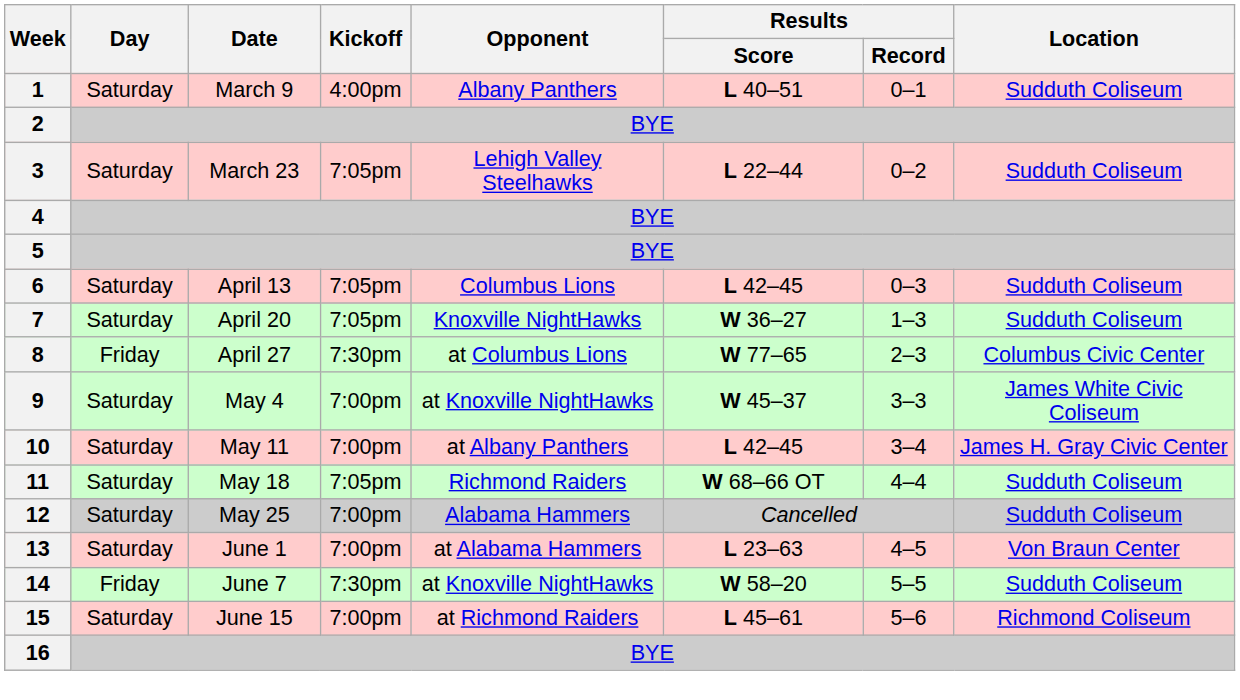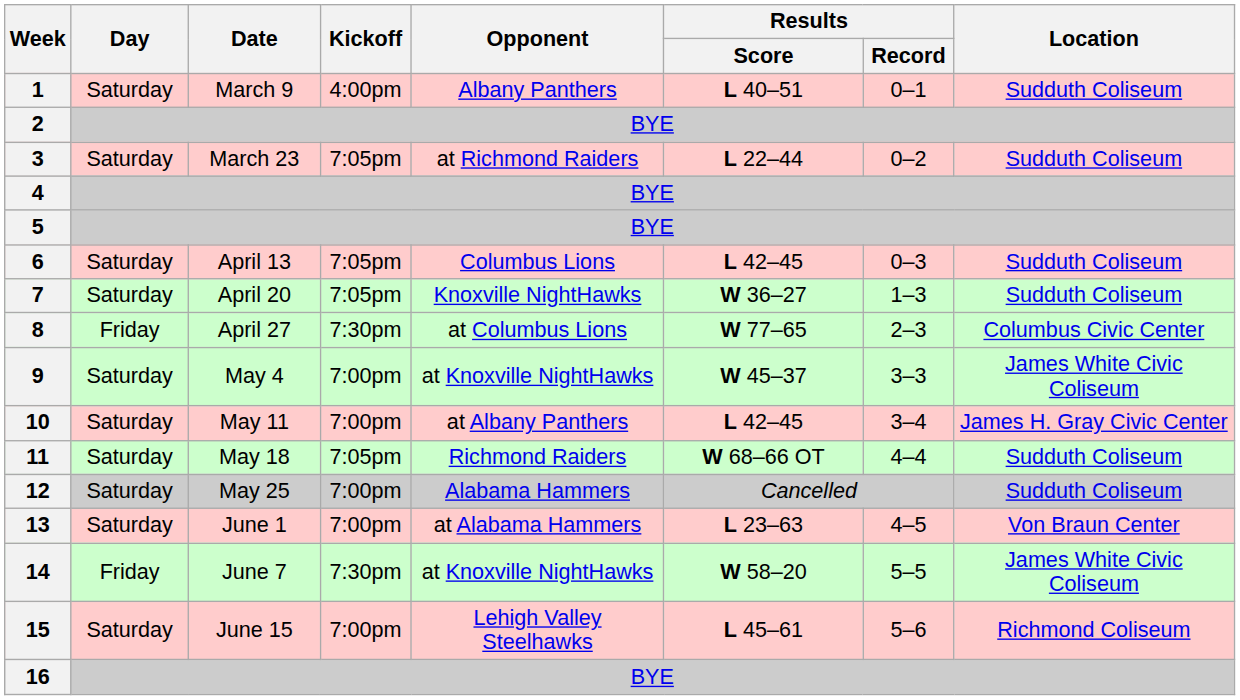(538, 170) Lehigh Valley Steelhawks -> (538, 158) at Richmond Raiders
(1094, 584) Sudduth Coliseum -> (1094, 571) James White Civic Coliseum
(538, 618) at Richmond Raiders -> (538, 630) Lehigh Valley Steelhawks
